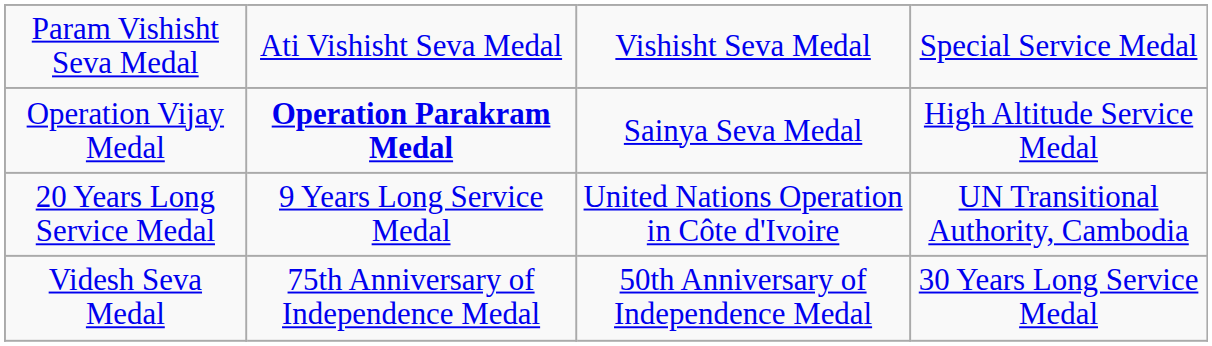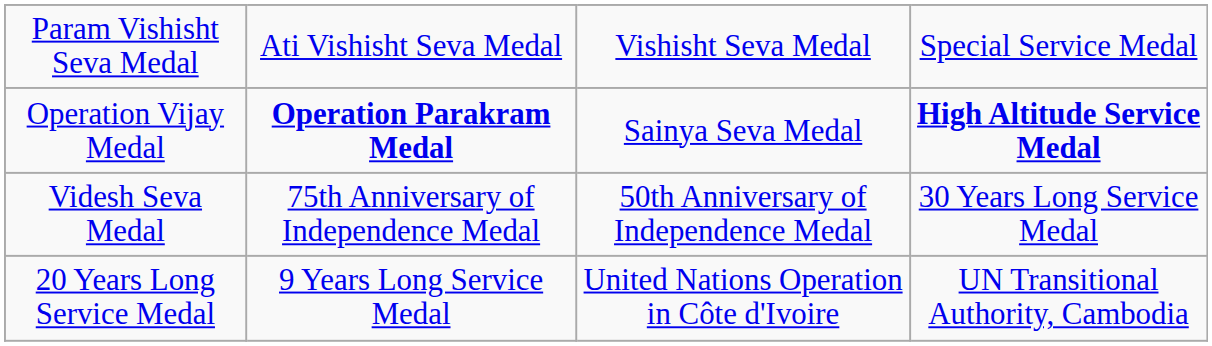(1059, 130) normal -> (1059, 130) bold
rows swapped: (125, 297) <-> (125, 213)
